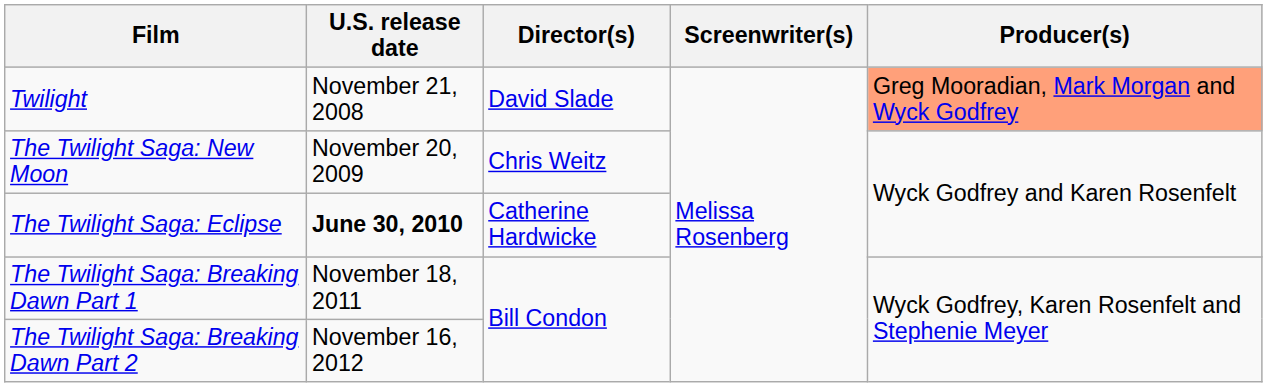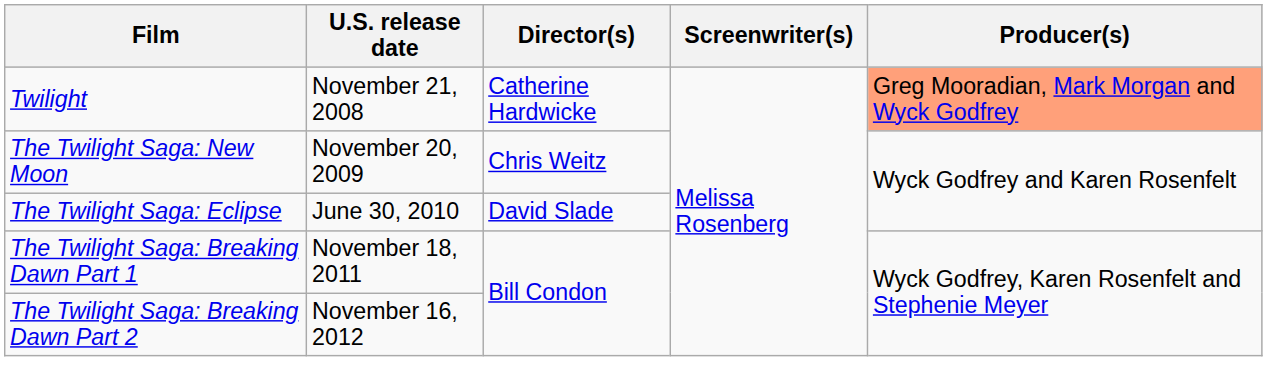(551, 98) David Slade -> (542, 98) Catherine Hardwicke
(388, 224) bold -> (386, 211) normal
(542, 224) Catherine Hardwicke -> (551, 211) David Slade
